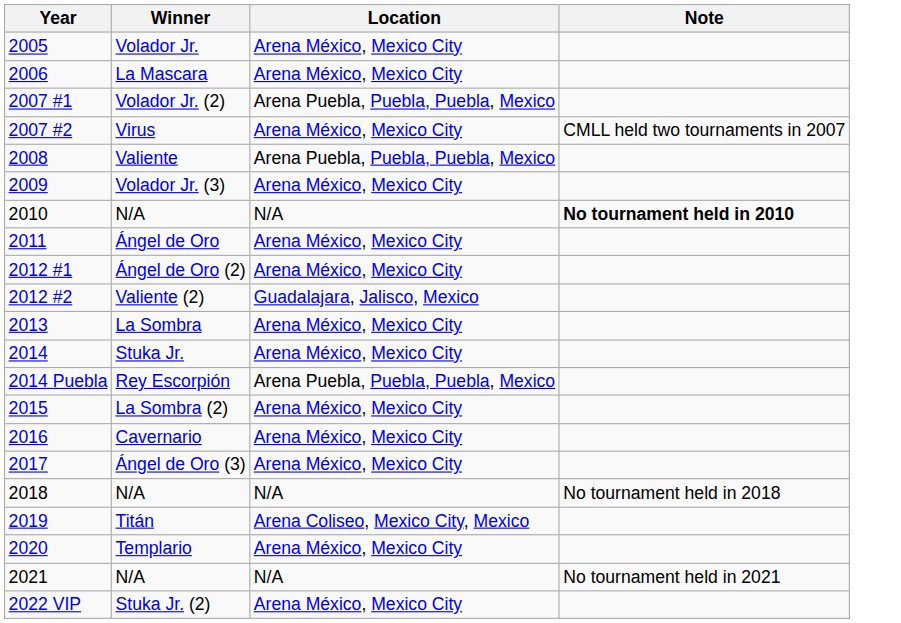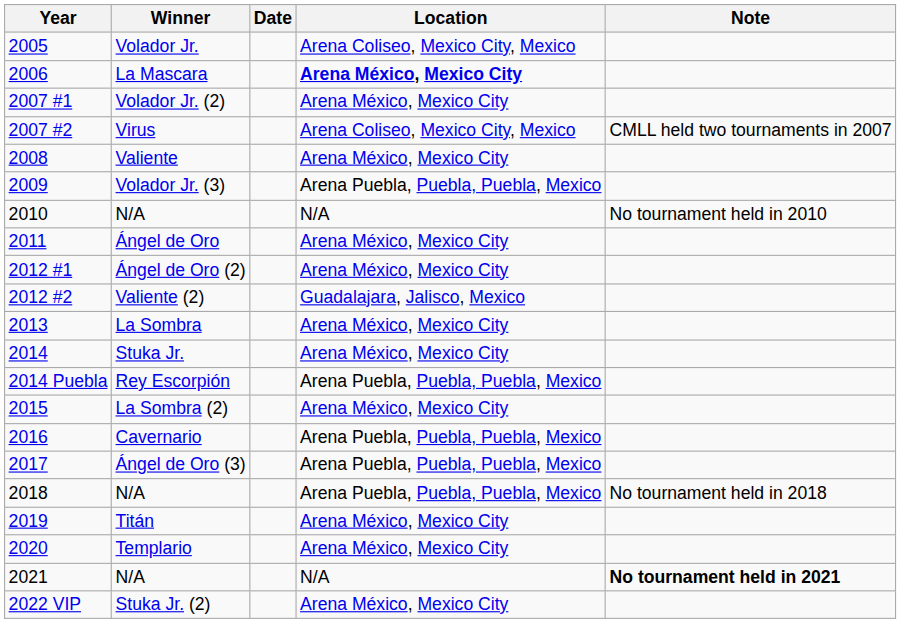+ column: (273, 18)
(358, 46) Arena México, Mexico City -> (438, 46) Arena Coliseo, Mexico City, Mexico
(358, 74) normal -> (411, 74) bold
(404, 102) Arena Puebla, Puebla, Puebla, Mexico -> (404, 102) Arena México, Mexico City
(358, 130) Arena México, Mexico City -> (438, 130) Arena Coliseo, Mexico City, Mexico
(404, 158) Arena Puebla, Puebla, Puebla, Mexico -> (404, 158) Arena México, Mexico City
(358, 185) Arena México, Mexico City -> (451, 185) Arena Puebla, Puebla, Puebla, Mexico
(679, 213) bold -> (718, 213) normal
(358, 437) Arena México, Mexico City -> (451, 437) Arena Puebla, Puebla, Puebla, Mexico
(358, 465) Arena México, Mexico City -> (451, 465) Arena Puebla, Puebla, Puebla, Mexico
(268, 492) N/A -> (451, 492) Arena Puebla, Puebla, Puebla, Mexico
(392, 520) Arena Coliseo, Mexico City, Mexico -> (404, 520) Arena México, Mexico City
(672, 576) normal -> (725, 576) bold
